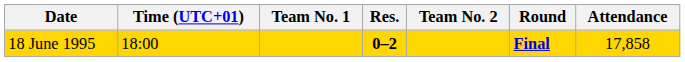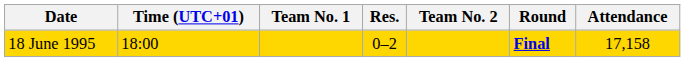(385, 43) bold -> (385, 43) normal
(628, 43) 17,858 -> (628, 43) 17,158
